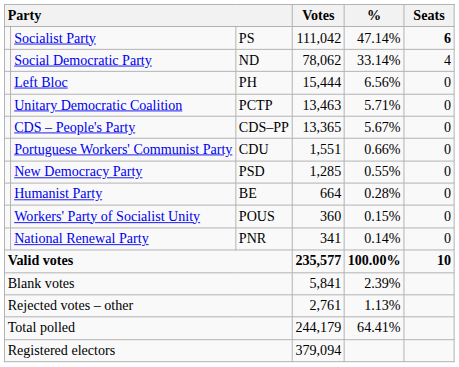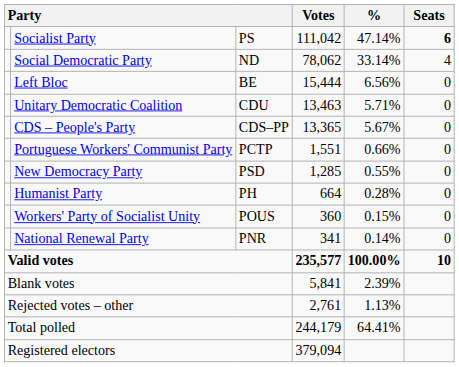(248, 82) PH -> (248, 82) BE
(256, 104) PCTP -> (254, 104) CDU
(254, 149) CDU -> (256, 149) PCTP
(248, 194) BE -> (248, 194) PH
